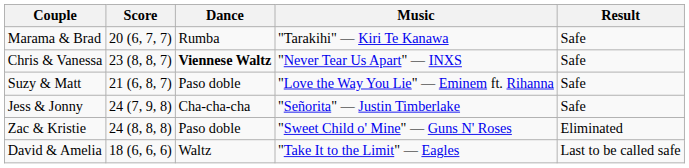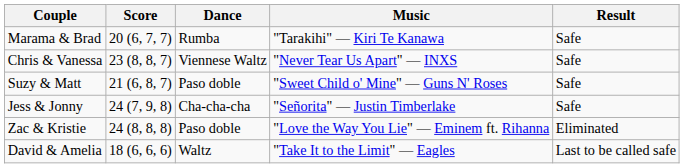(225, 60) bold -> (223, 60) normal
(416, 83) "Love the Way You Lie" — Eminem ft. Rihanna -> (390, 83) "Sweet Child o' Mine" — Guns N' Roses
(395, 128) "Sweet Child o' Mine" — Guns N' Roses -> (411, 128) "Love the Way You Lie" — Eminem ft. Rihanna
